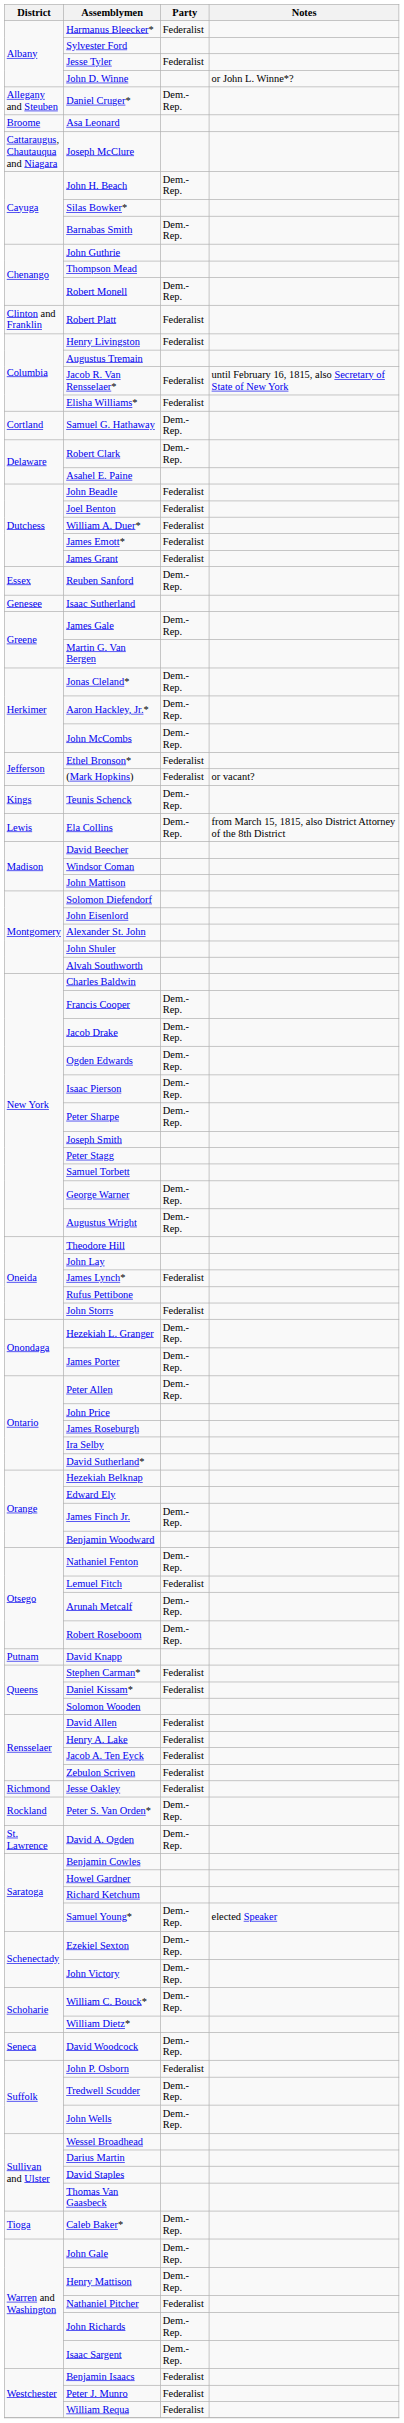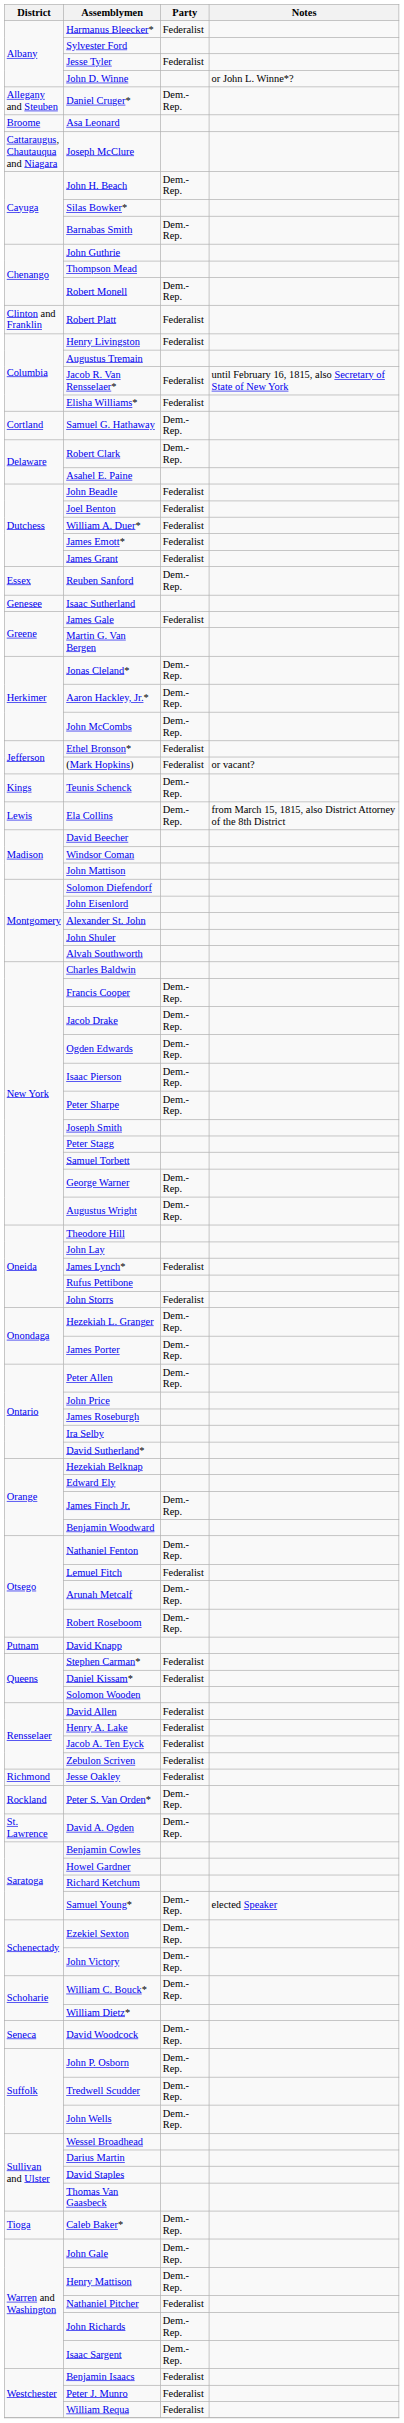(176, 625) Dem.-Rep. -> (183, 619) Federalist
(183, 2068) Federalist -> (176, 2063) Dem.-Rep.
